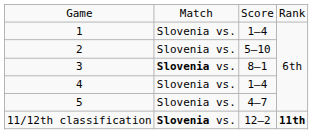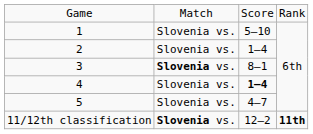(257, 31) 1–4 -> (257, 31) 5–10
(257, 49) 5–10 -> (257, 49) 1–4
(257, 85) normal -> (257, 85) bold
